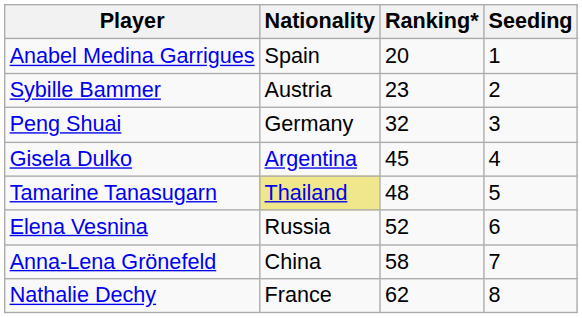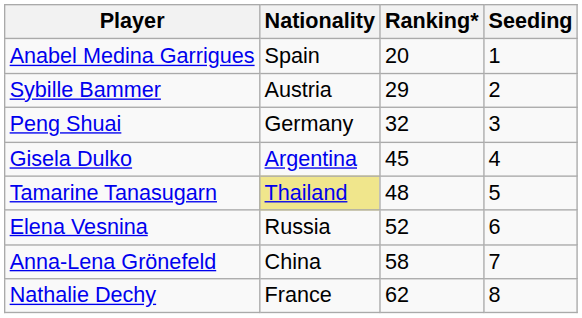(397, 90) 23 -> (397, 90) 29
